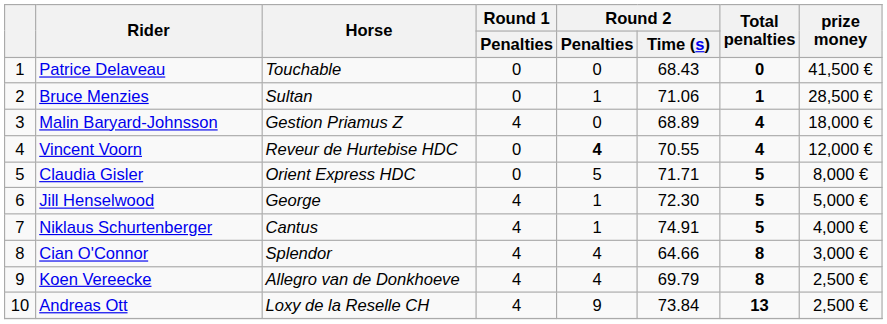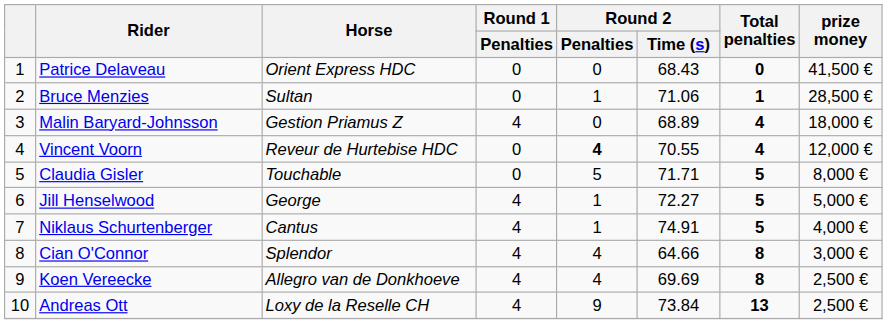(303, 70) Touchable -> (340, 70) Orient Express HDC
(340, 175) Orient Express HDC -> (303, 175) Touchable
(679, 201) 72.30 -> (679, 201) 72.27
(679, 280) 69.79 -> (679, 280) 69.69
